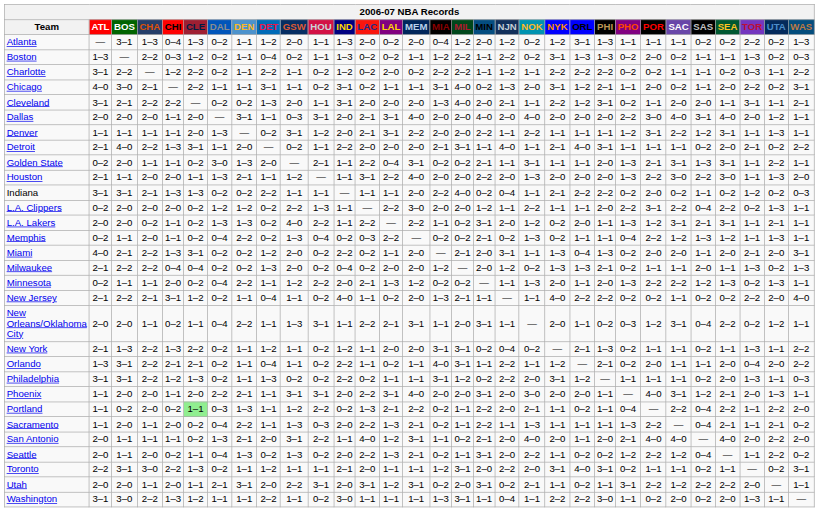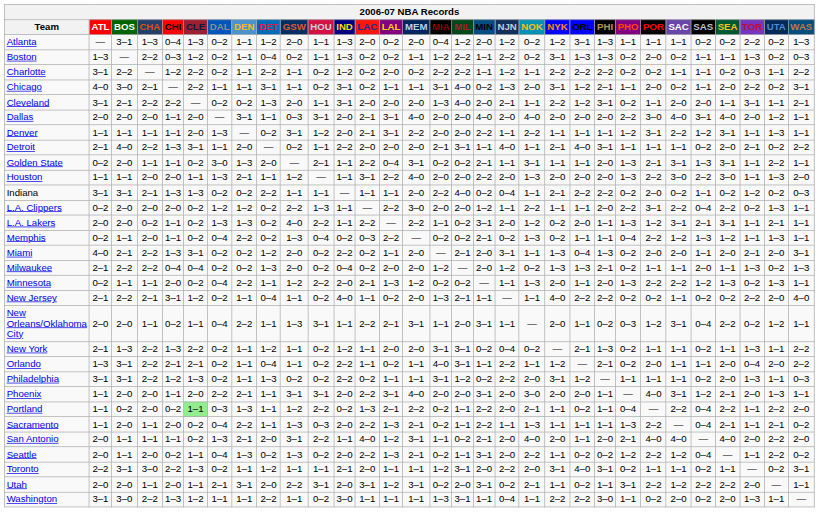(100, 177) 2–1 -> (100, 177) 1–1
